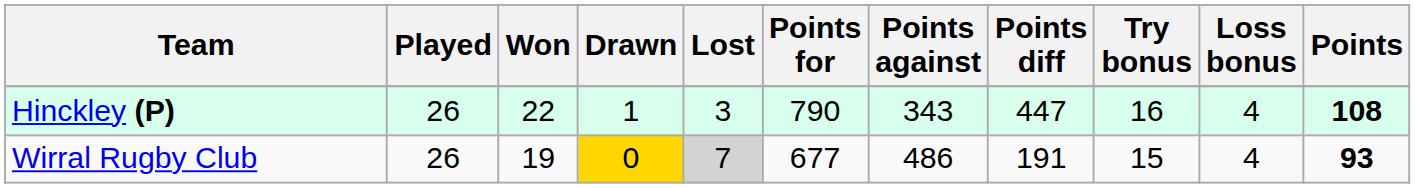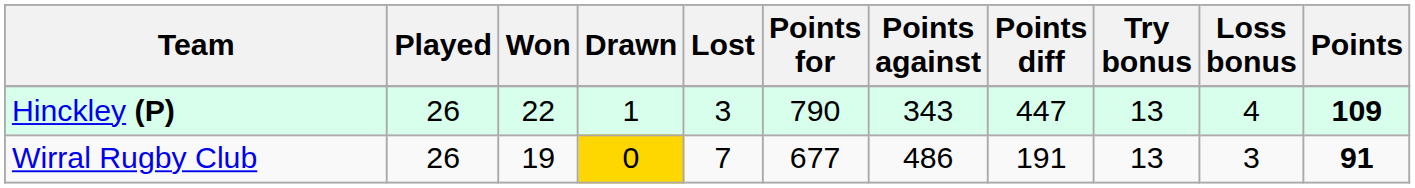(1147, 110) 16 -> (1147, 110) 13
(1357, 110) 108 -> (1357, 110) 109
(723, 158) lightgrey background -> (723, 158) no background
(1147, 158) 15 -> (1147, 158) 13
(1251, 158) 4 -> (1251, 158) 3
(1357, 158) 93 -> (1357, 158) 91
